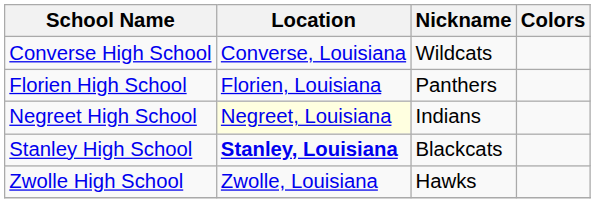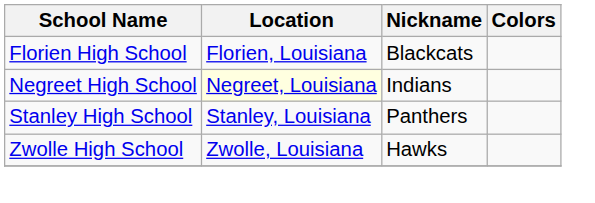- row: (110, 52)
(456, 85) Panthers -> (430, 52) Blackcats
(309, 149) bold -> (288, 117) normal
(459, 149) Blackcats -> (427, 117) Panthers
